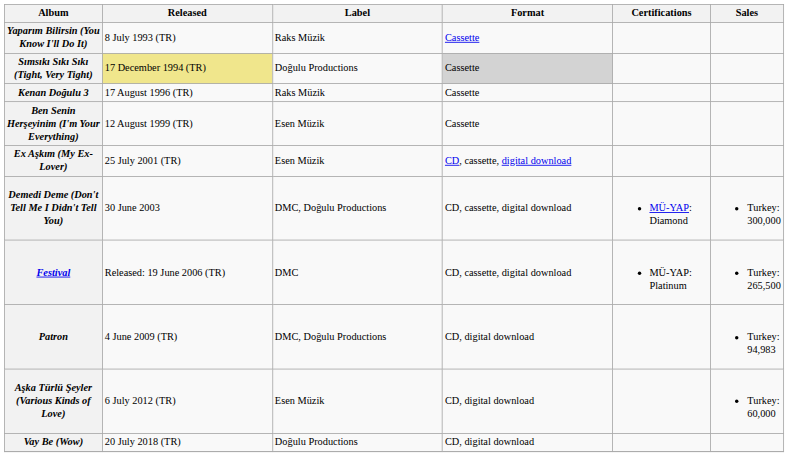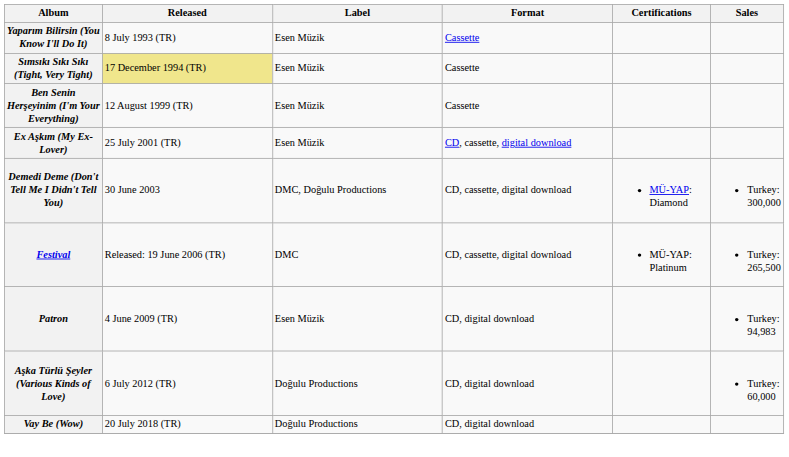(300, 37) Raks Müzik -> (300, 37) Esen Müzik
(316, 68) Doğulu Productions -> (300, 68) Esen Müzik
(462, 68) lightgrey background -> (462, 68) no background
- row: (53, 92)
(331, 337) DMC, Doğulu Productions -> (300, 319) Esen Müzik
(300, 401) Esen Müzik -> (316, 383) Doğulu Productions
